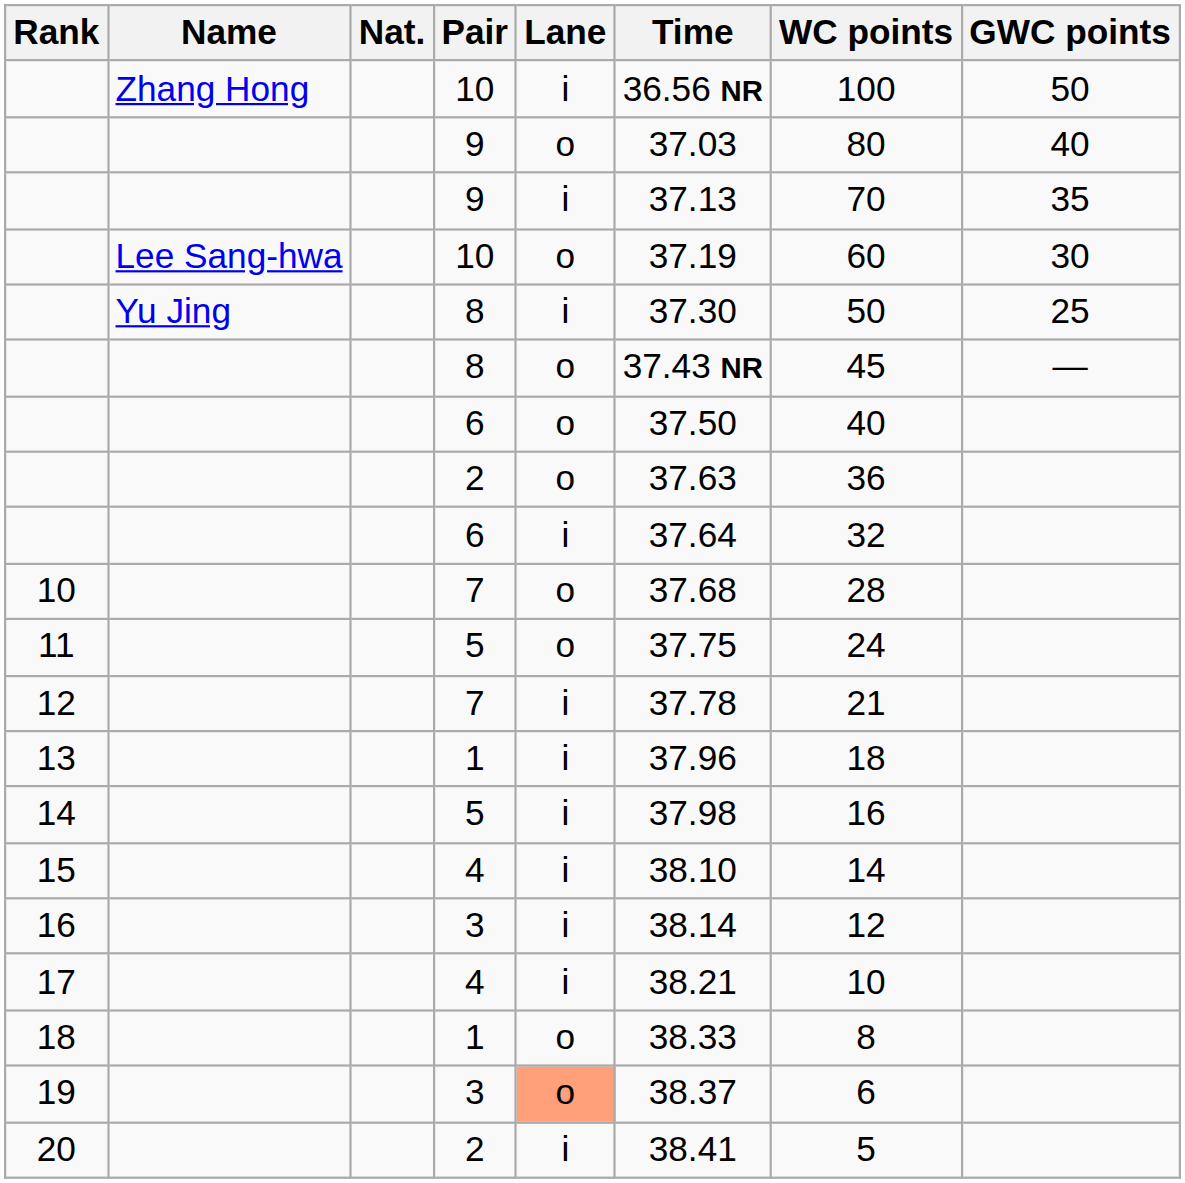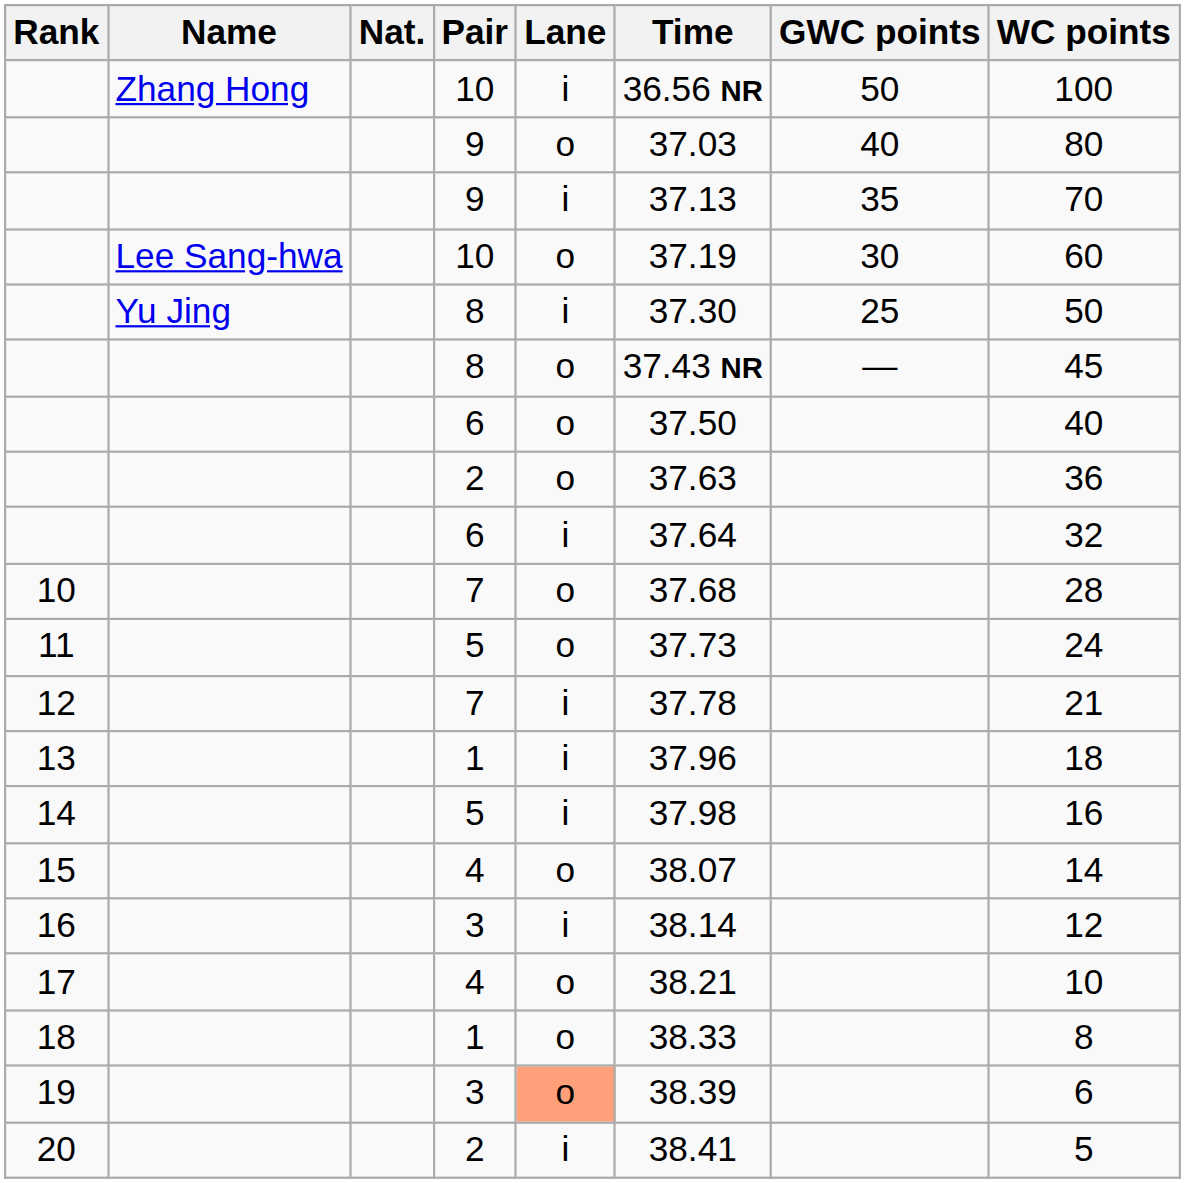columns swapped: (866, 32) <-> (1070, 32)
(693, 646) 37.75 -> (693, 646) 37.73
(565, 869) i -> (565, 869) o
(693, 869) 38.10 -> (693, 869) 38.07
(565, 981) i -> (565, 981) o
(693, 1093) 38.37 -> (693, 1093) 38.39
